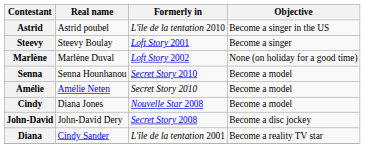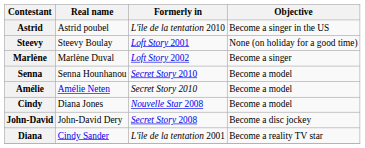(260, 43) Become a singer -> (293, 43) None (on holiday for a good time)
(293, 58) None (on holiday for a good time) -> (260, 58) Become a singer
